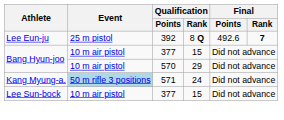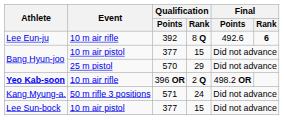(91, 39) 25 m pistol -> (94, 39) 10 m air rifle
(262, 39) 7 -> (266, 39) 6
(97, 66) 10 m air pistol -> (91, 66) 25 m pistol
+ row: (36, 80)
(110, 80) lightblue background -> (110, 94) no background
